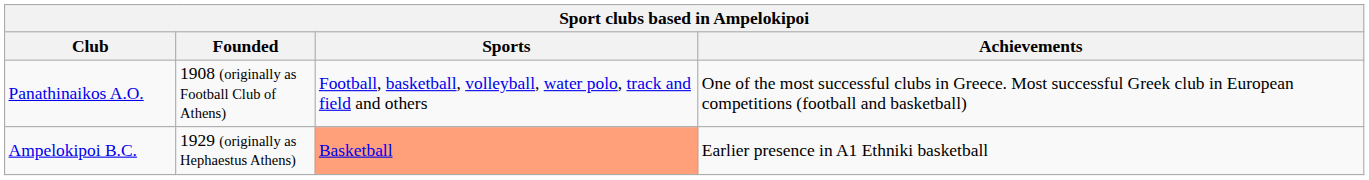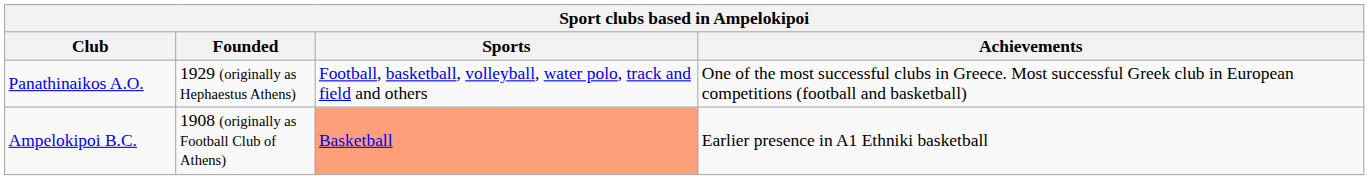(238, 93) 1908 (originally as Football Club of Athens) -> (238, 83) 1929 (originally as Hephaestus Athens)
(238, 150) 1929 (originally as Hephaestus Athens) -> (238, 140) 1908 (originally as Football Club of Athens)
